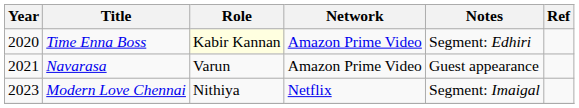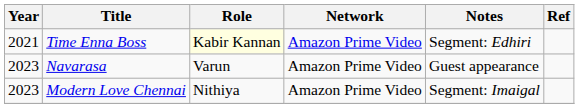(24, 41) 2020 -> (24, 41) 2021
(24, 66) 2021 -> (24, 66) 2023
(310, 90) Netflix -> (355, 90) Amazon Prime Video
